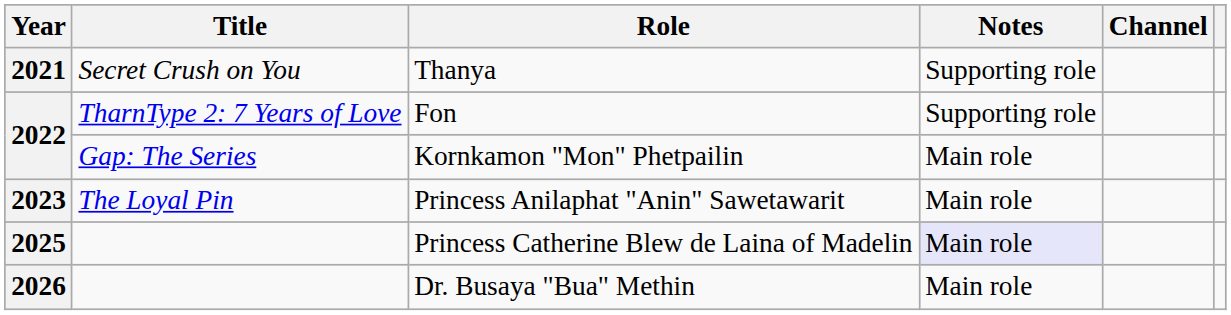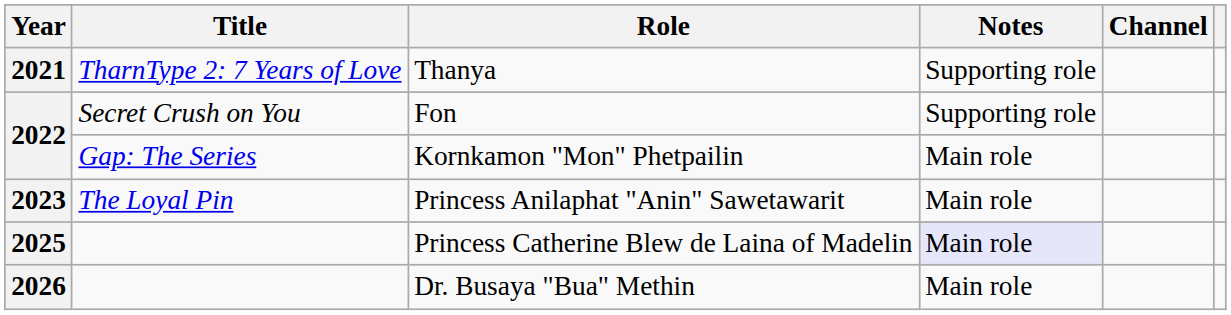(190, 69) Secret Crush on You -> (240, 69) TharnType 2: 7 Years of Love
(240, 112) TharnType 2: 7 Years of Love -> (190, 112) Secret Crush on You
